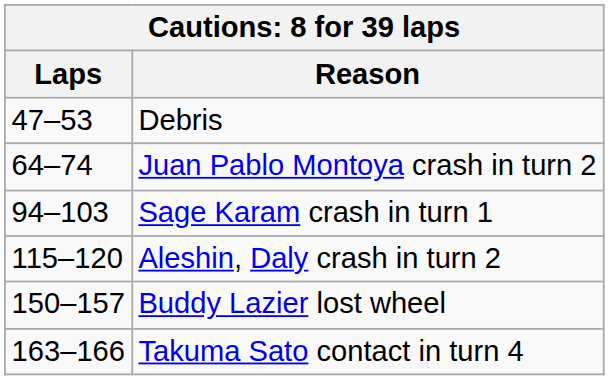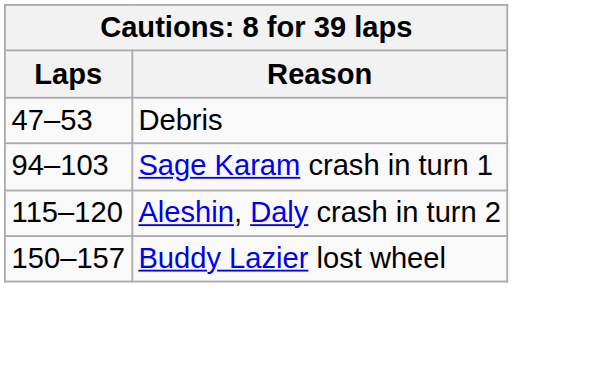- row: (367, 166)
- row: (331, 350)
